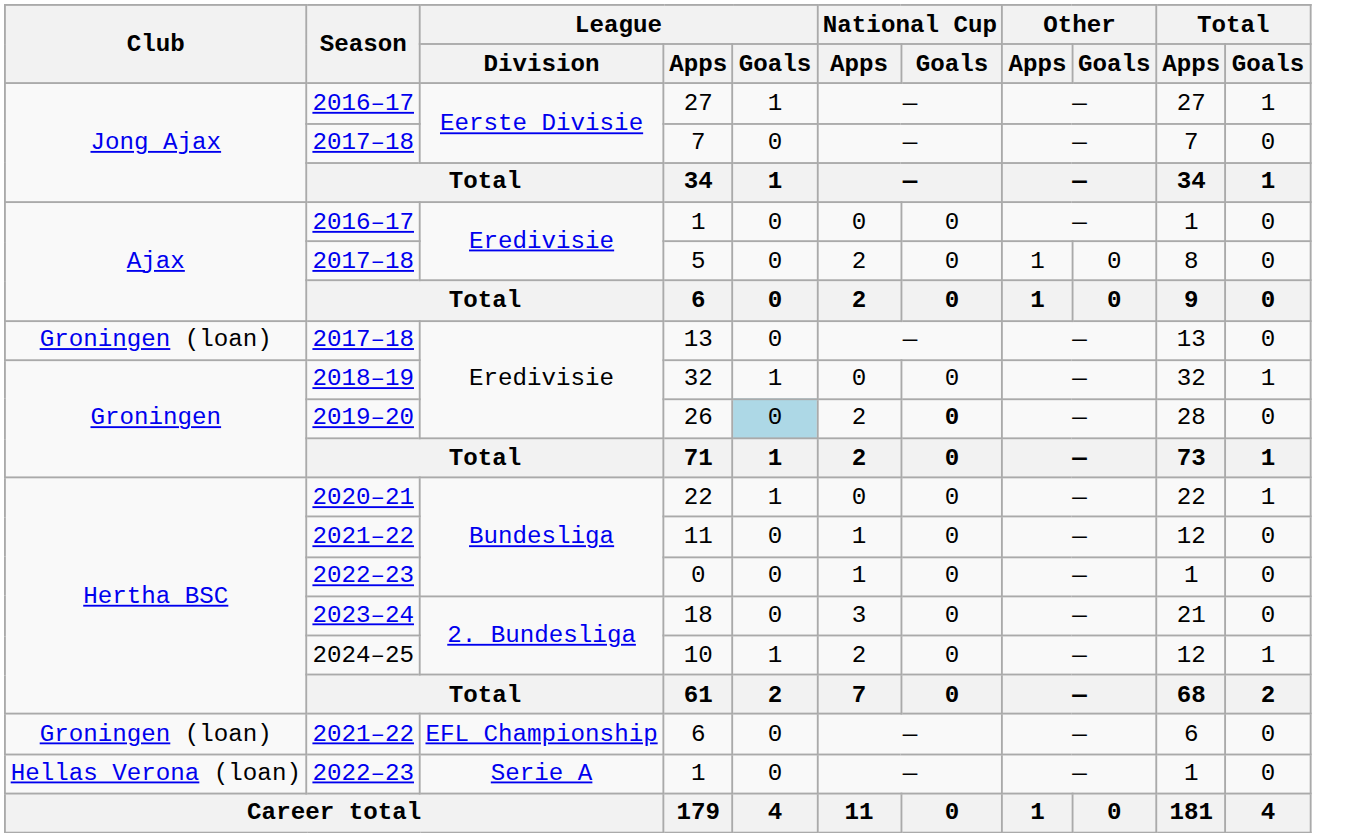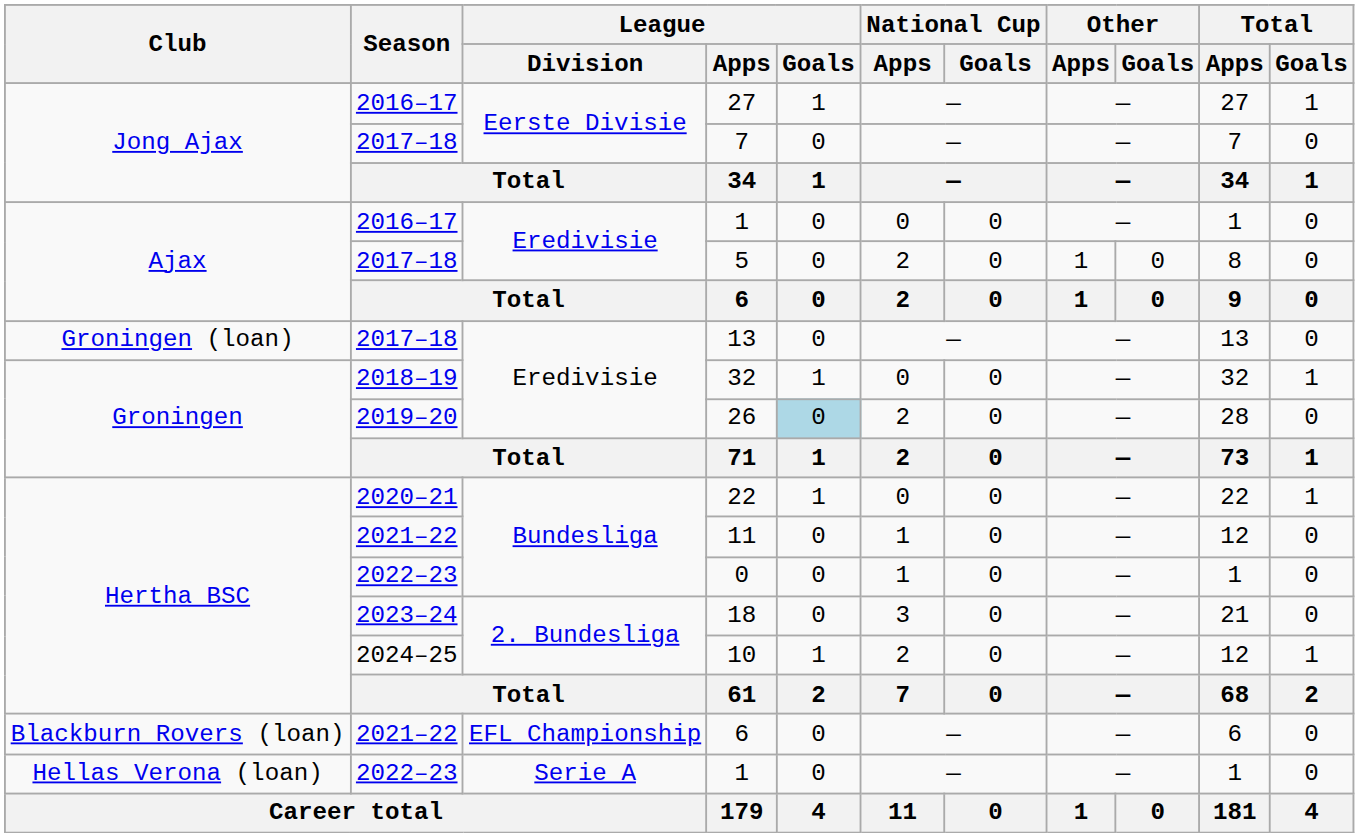(952, 419) bold -> (995, 419) normal
(156, 734) Groningen (loan) -> (178, 734) Blackburn Rovers (loan)
